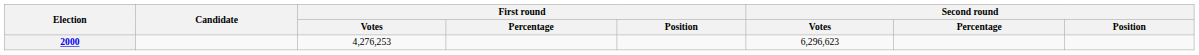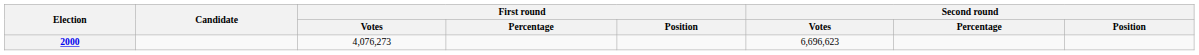(372, 42) 4,276,253 -> (372, 42) 4,076,273
(820, 42) 6,296,623 -> (820, 42) 6,696,623
